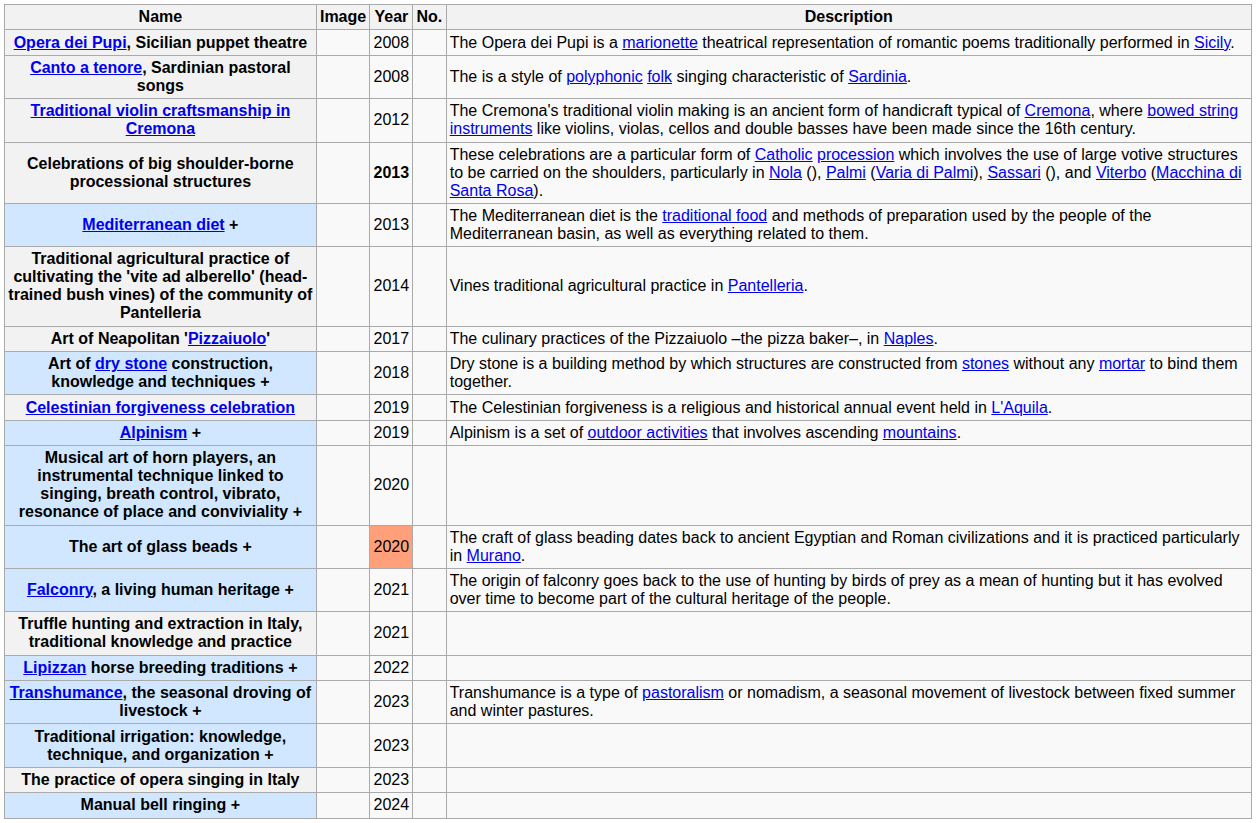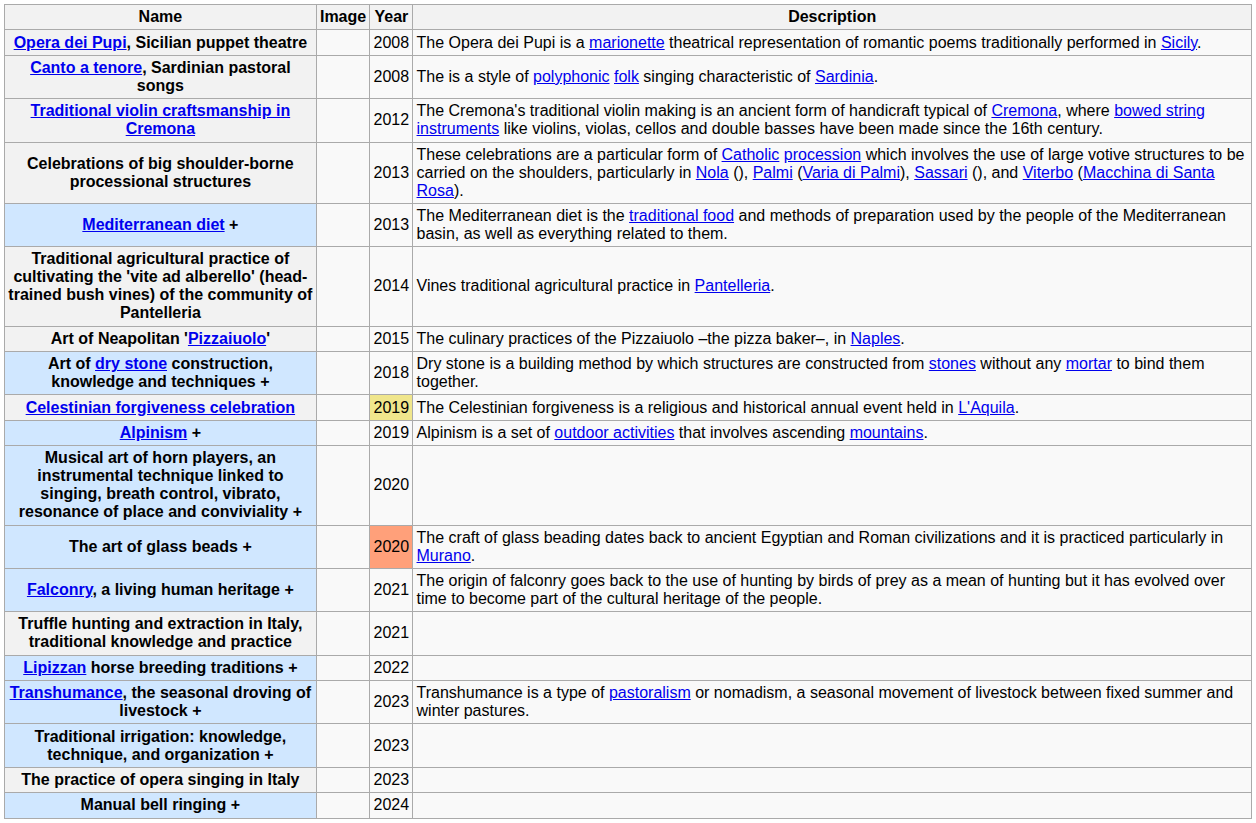- column: (429, 17)
(391, 172) bold -> (391, 172) normal
(391, 338) 2017 -> (391, 338) 2015
(391, 407) no background -> (391, 407) khaki background
